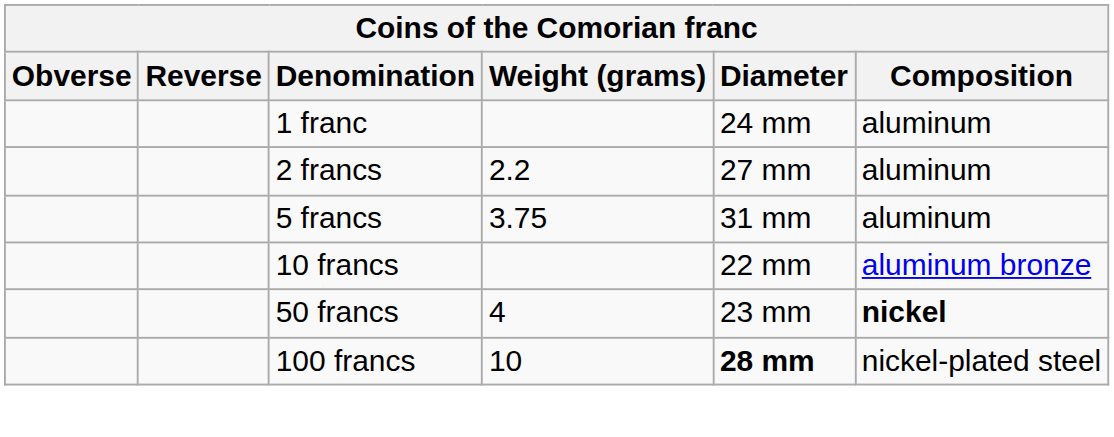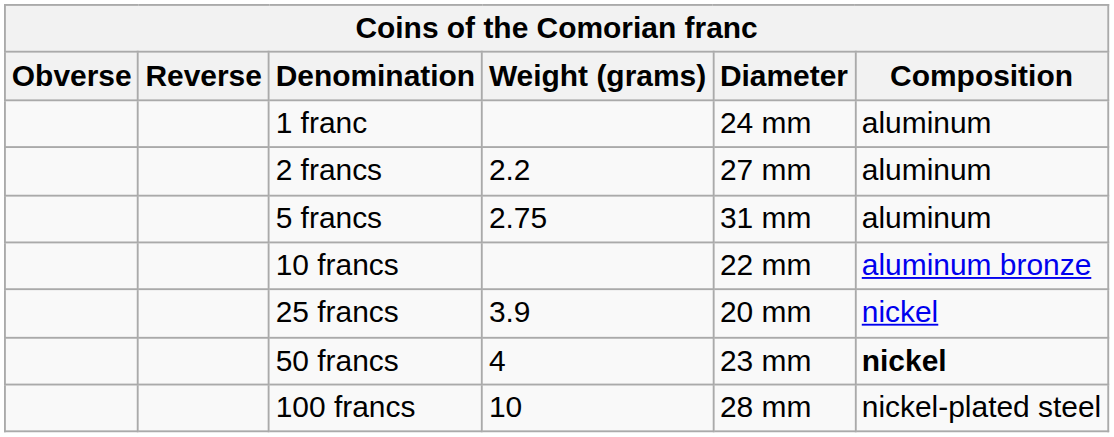(518, 218) 3.75 -> (518, 218) 2.75
+ row: (337, 312)
(767, 360) bold -> (766, 407) normal
